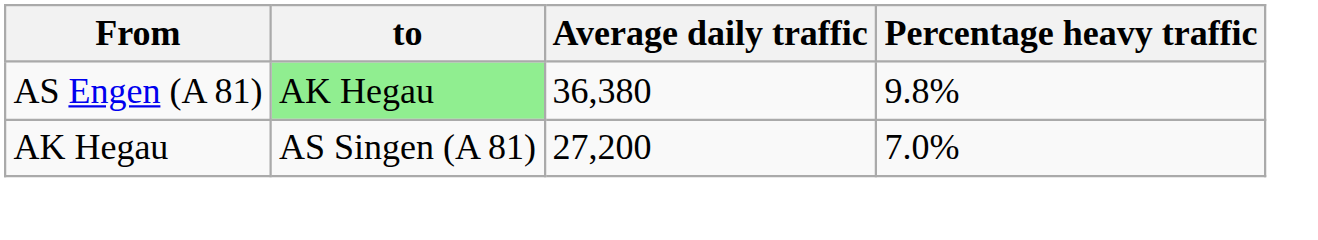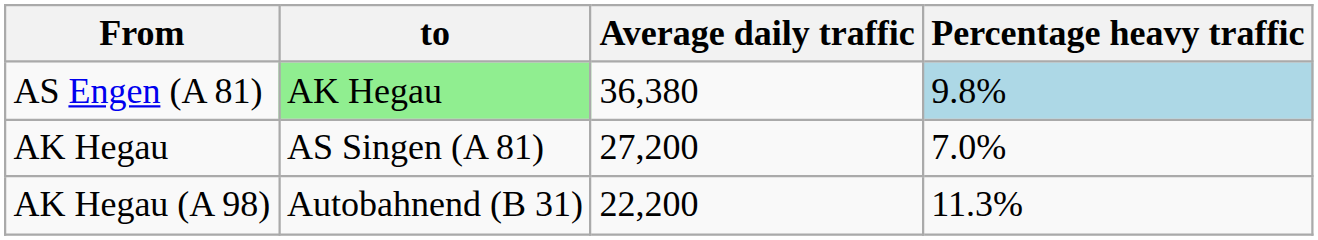(922, 90) no background -> (969, 90) lightblue background
+ row: (142, 204)
